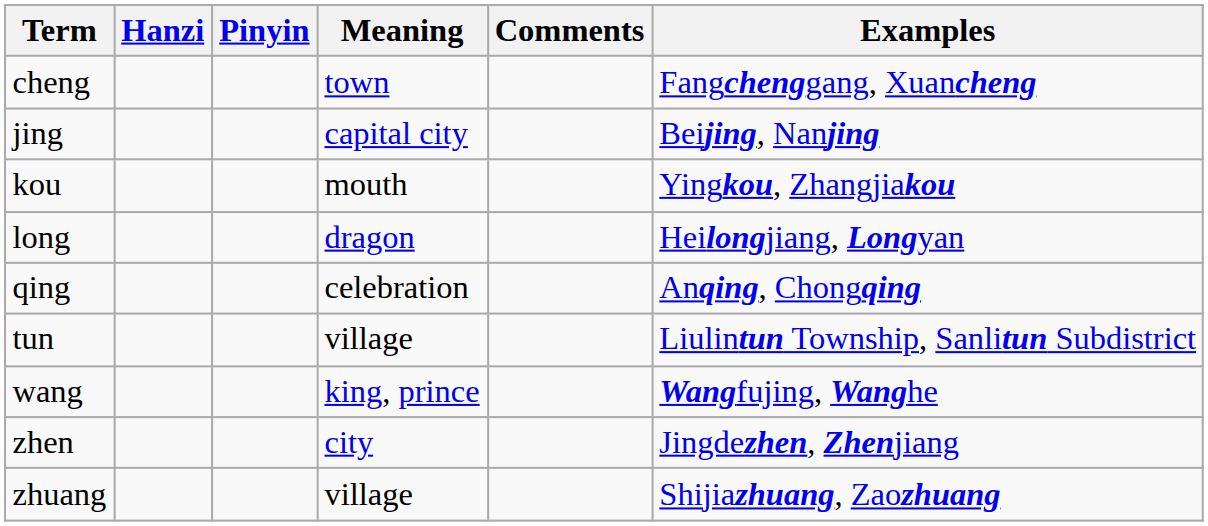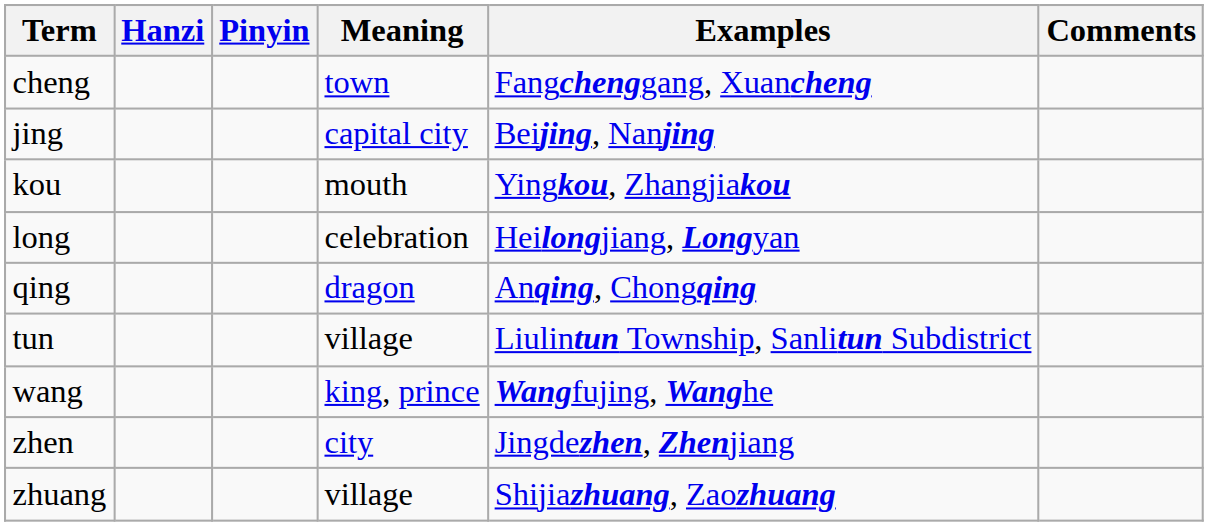columns swapped: (928, 30) <-> (569, 30)
(370, 236) dragon -> (397, 236) celebration
(397, 287) celebration -> (370, 287) dragon
